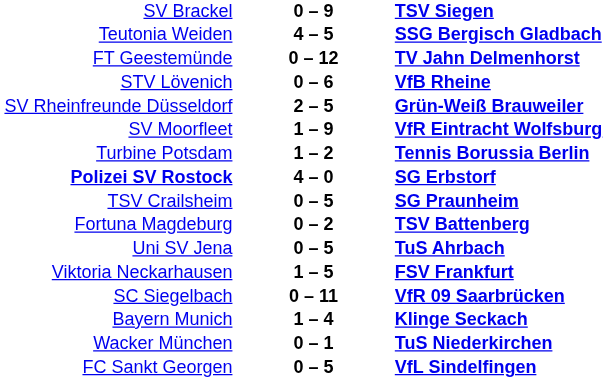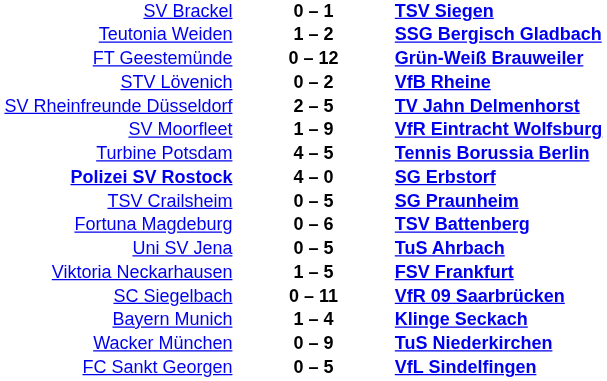(314, 10) 0 – 9 -> (314, 10) 0 – 1
(314, 34) 4 – 5 -> (314, 34) 1 – 2
(487, 58) TV Jahn Delmenhorst -> (489, 58) Grün-Weiß Brauweiler
(314, 82) 0 – 6 -> (314, 82) 0 – 2
(489, 105) Grün-Weiß Brauweiler -> (487, 105) TV Jahn Delmenhorst
(314, 153) 1 – 2 -> (314, 153) 4 – 5
(314, 224) 0 – 2 -> (314, 224) 0 – 6
(314, 343) 0 – 1 -> (314, 343) 0 – 9
